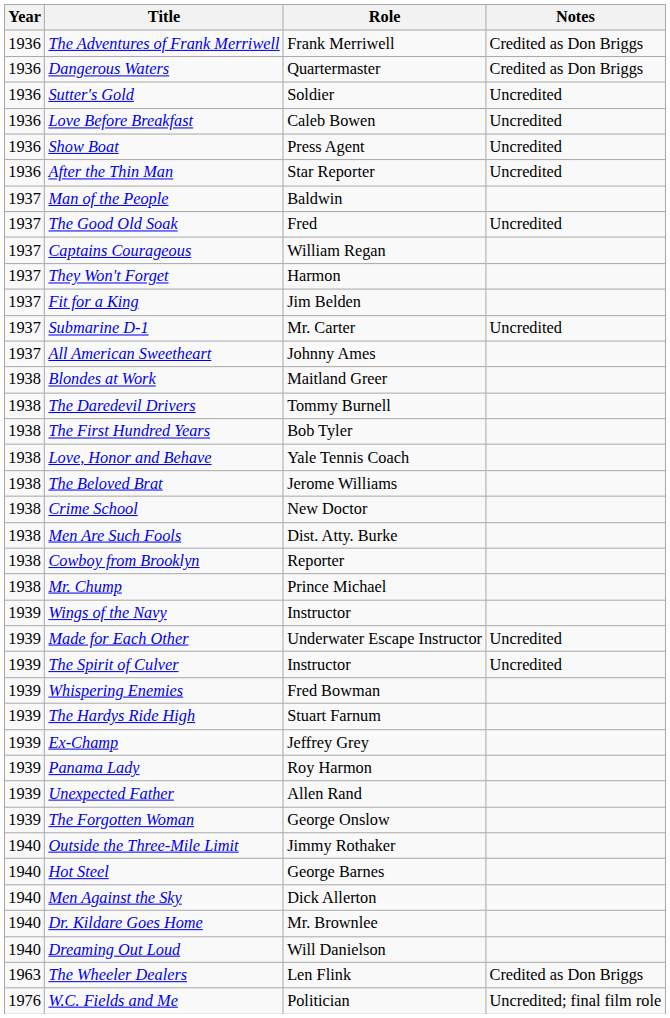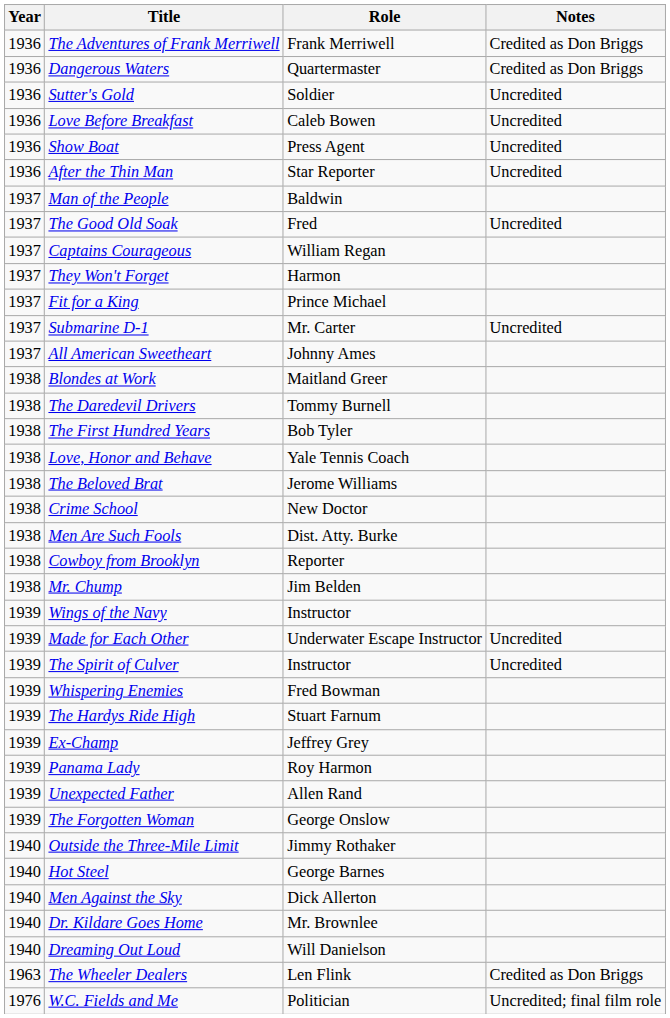(324, 302) Jim Belden -> (337, 302) Prince Michael
(337, 586) Prince Michael -> (324, 586) Jim Belden
